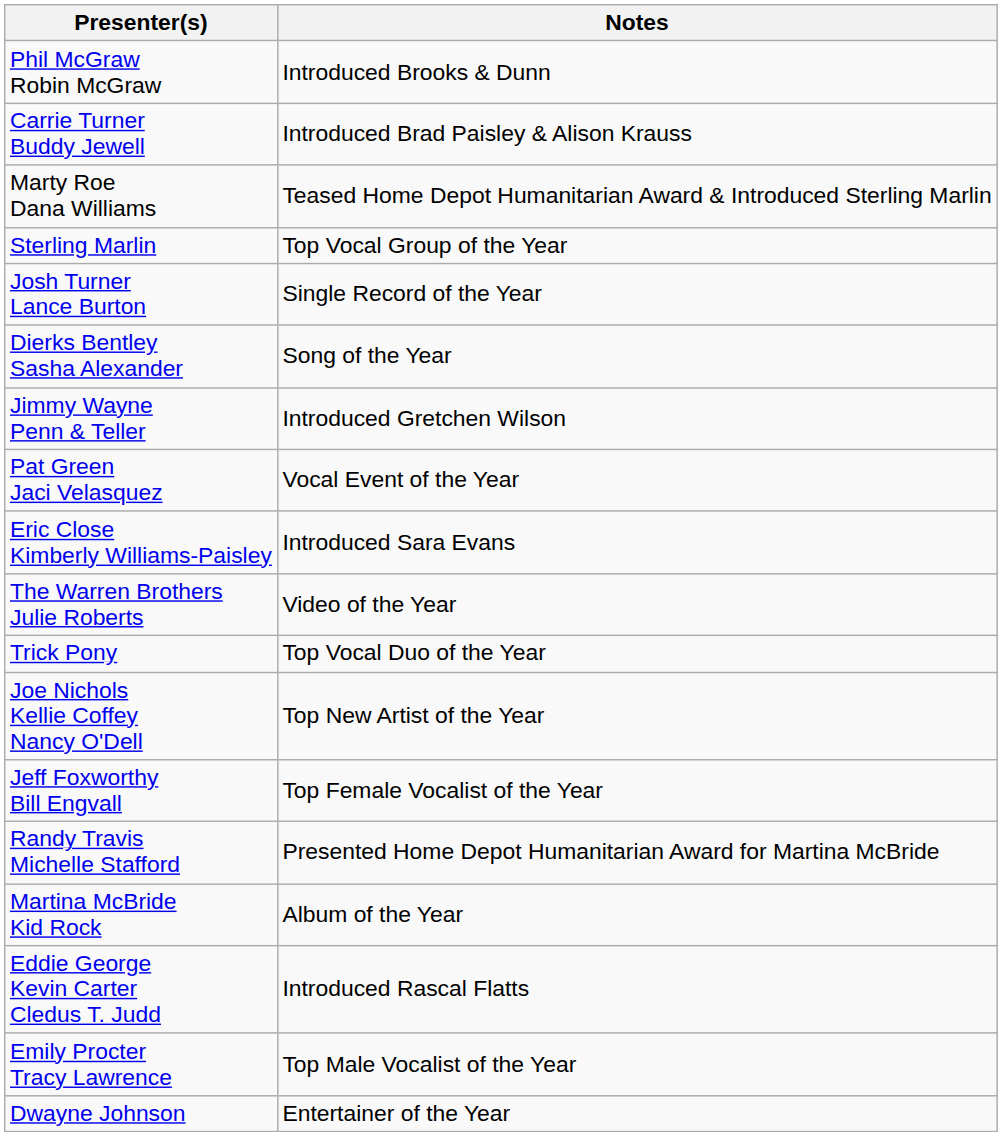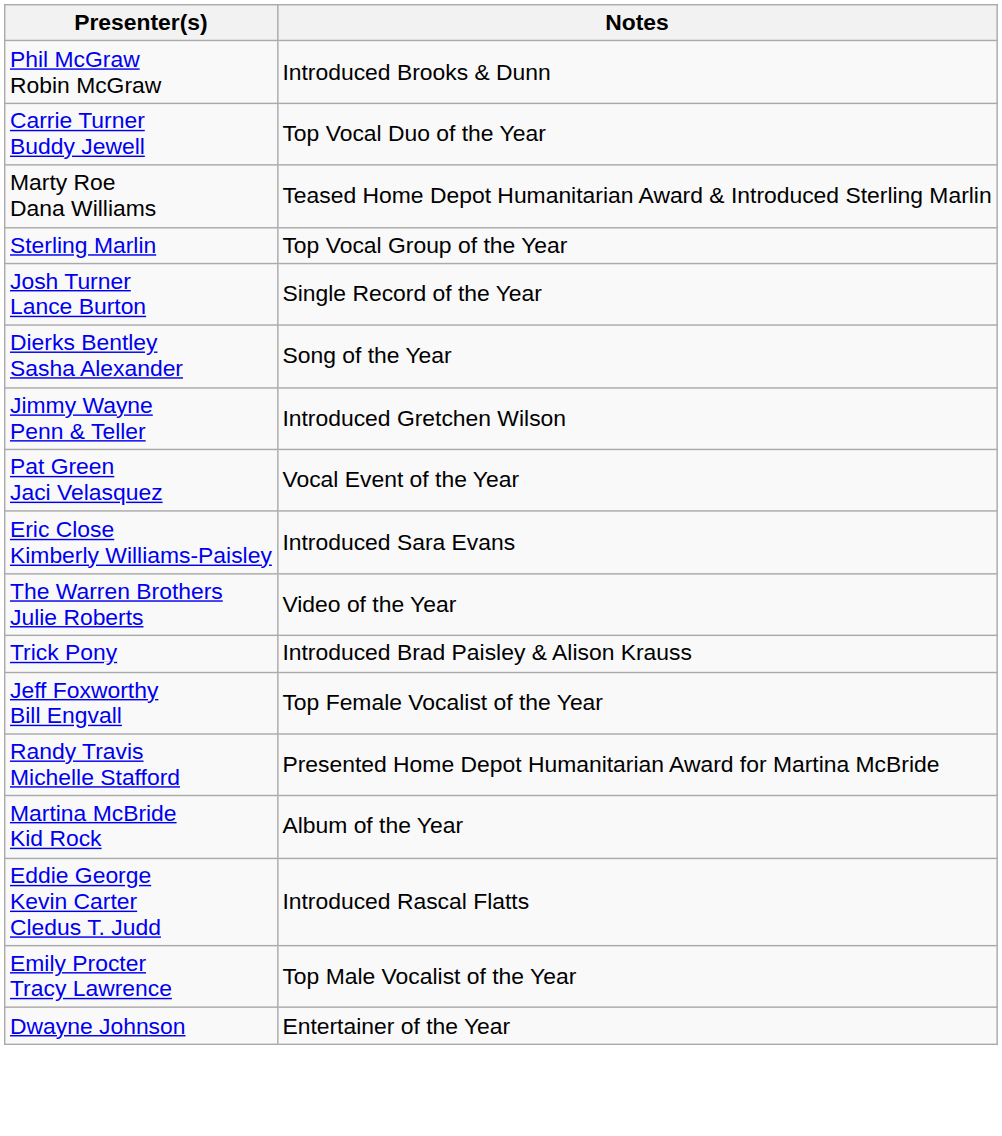(487, 133) Introduced Brad Paisley & Alison Krauss -> (414, 133) Top Vocal Duo of the Year
(414, 653) Top Vocal Duo of the Year -> (487, 653) Introduced Brad Paisley & Alison Krauss
- row: (76, 715)
